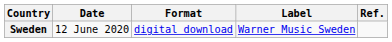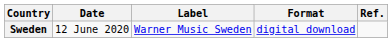columns swapped: (184, 13) <-> (297, 13)
